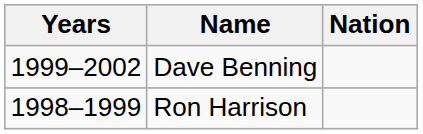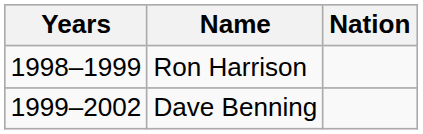rows swapped: (230, 107) <-> (235, 66)
